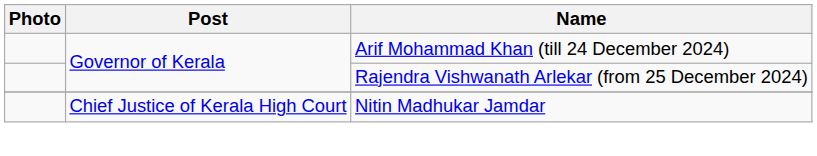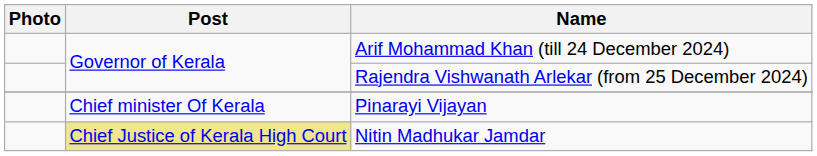+ row: (421, 106)
(208, 106) no background -> (208, 135) khaki background
